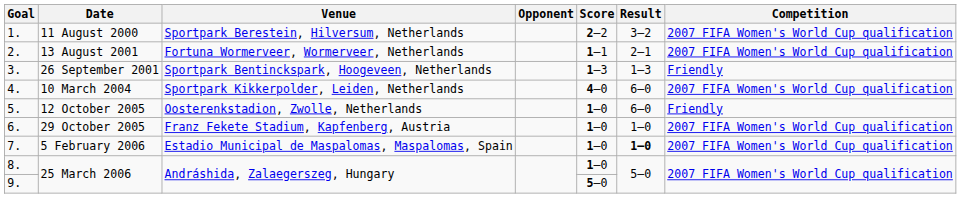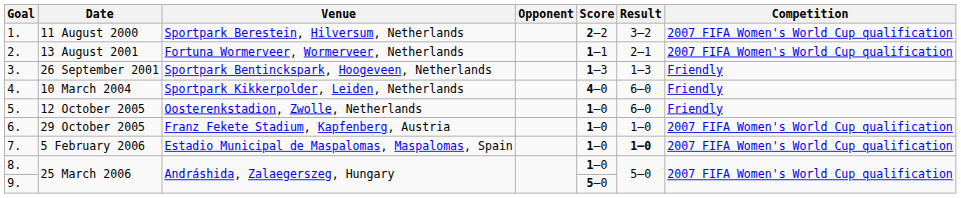(810, 89) 2007 FIFA Women's World Cup qualification -> (695, 89) Friendly
